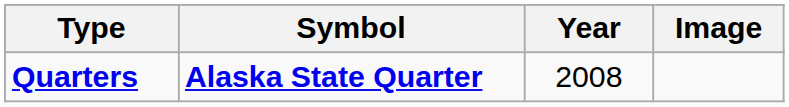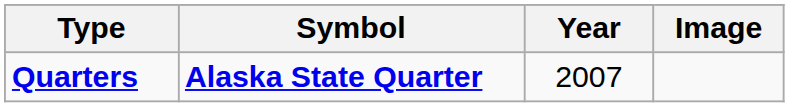(589, 76) 2008 -> (589, 76) 2007
